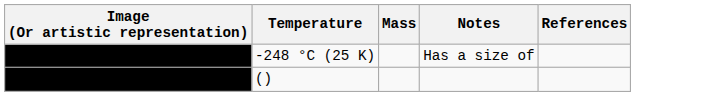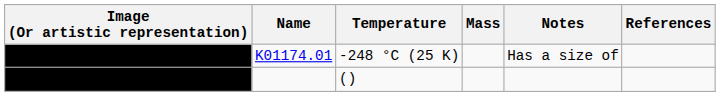+ column: (294, 24)
